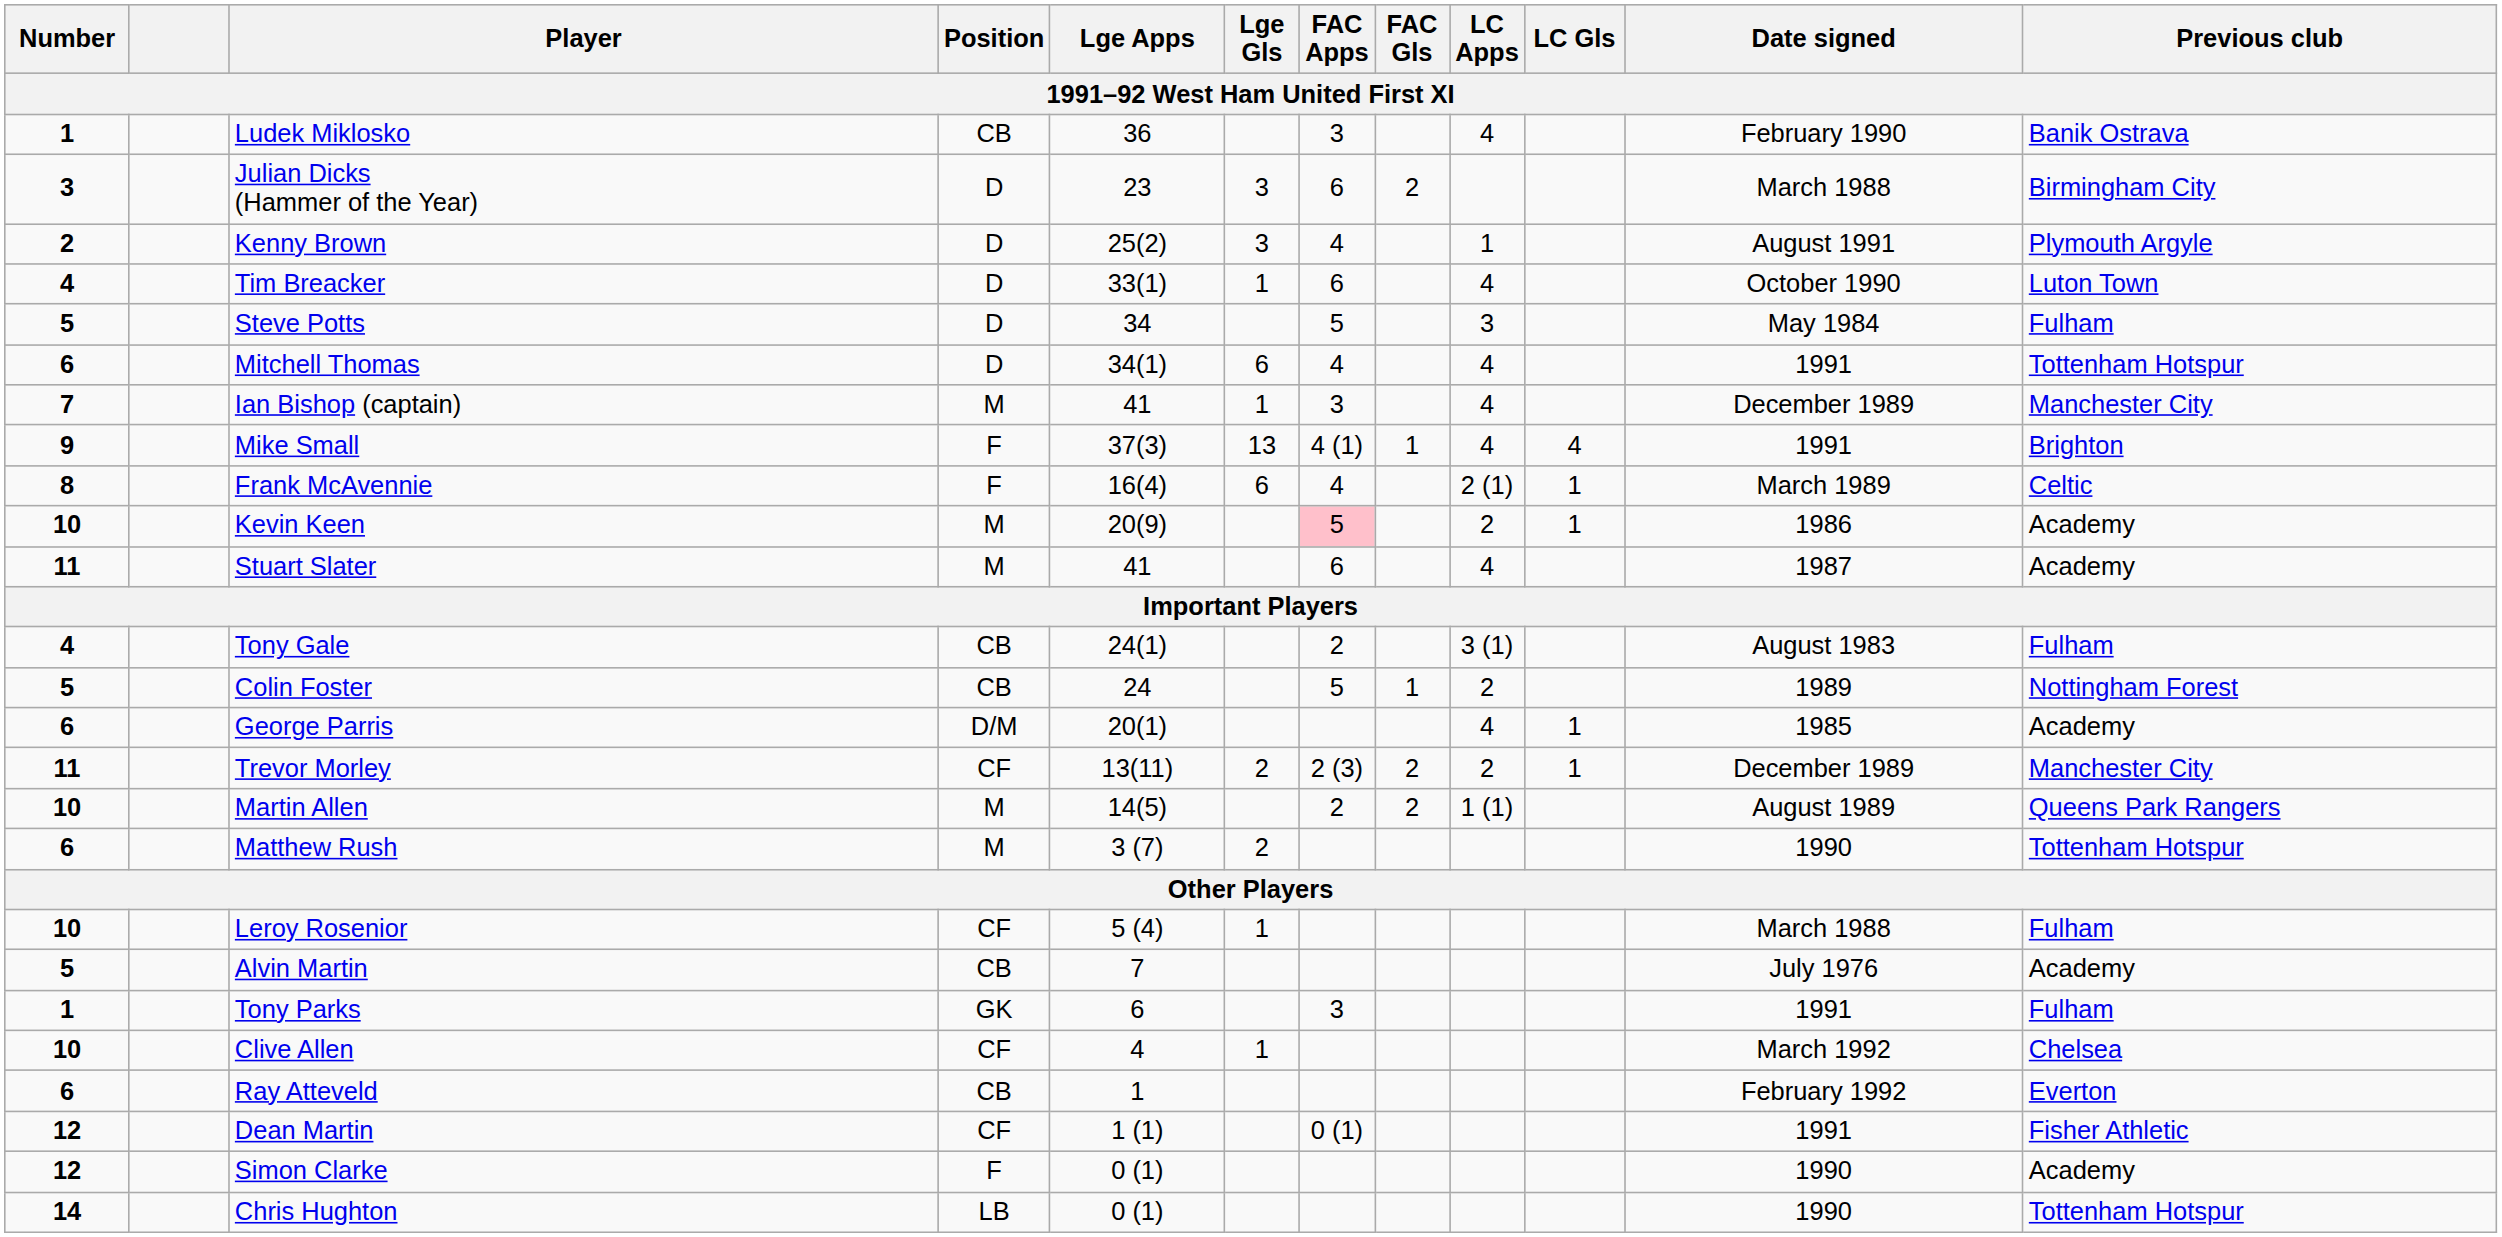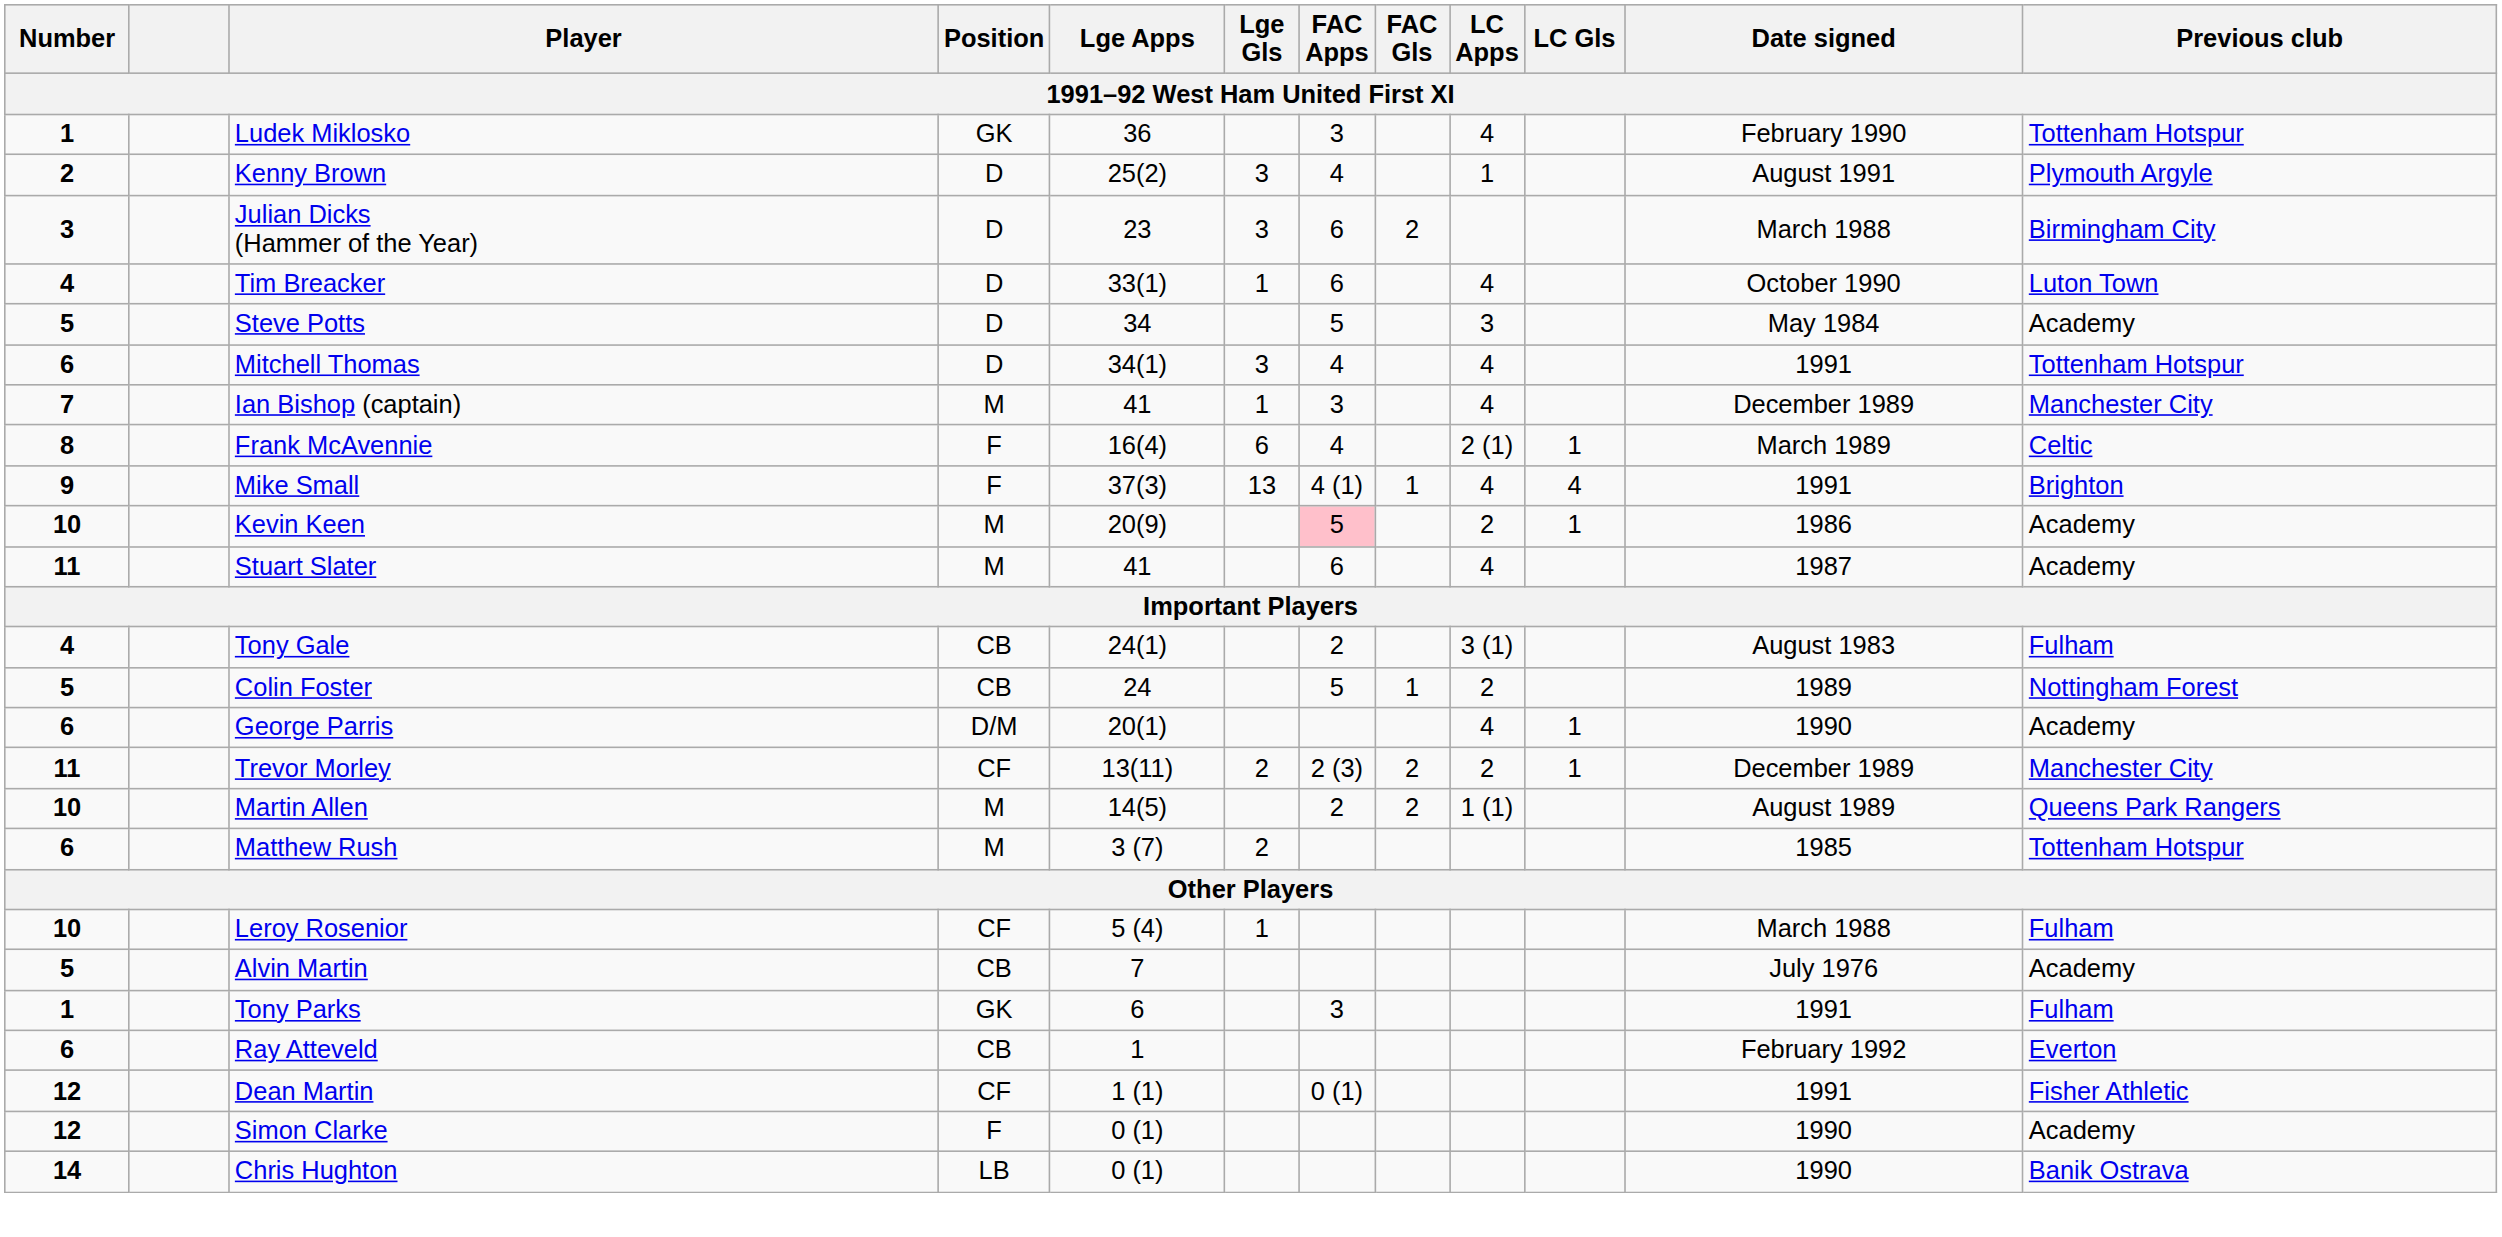(994, 133) CB -> (994, 133) GK
(2109, 133) Banik Ostrava -> (2136, 133) Tottenham Hotspur
rows swapped: (311, 243) <-> (356, 188)
(2071, 323) Fulham -> (2082, 323) Academy
(1262, 364) 6 -> (1262, 364) 3
rows swapped: (334, 485) <-> (297, 445)
(1824, 727) 1985 -> (1824, 727) 1990
(1824, 848) 1990 -> (1824, 848) 1985
- row: (294, 1050)
(2136, 1211) Tottenham Hotspur -> (2109, 1171) Banik Ostrava
